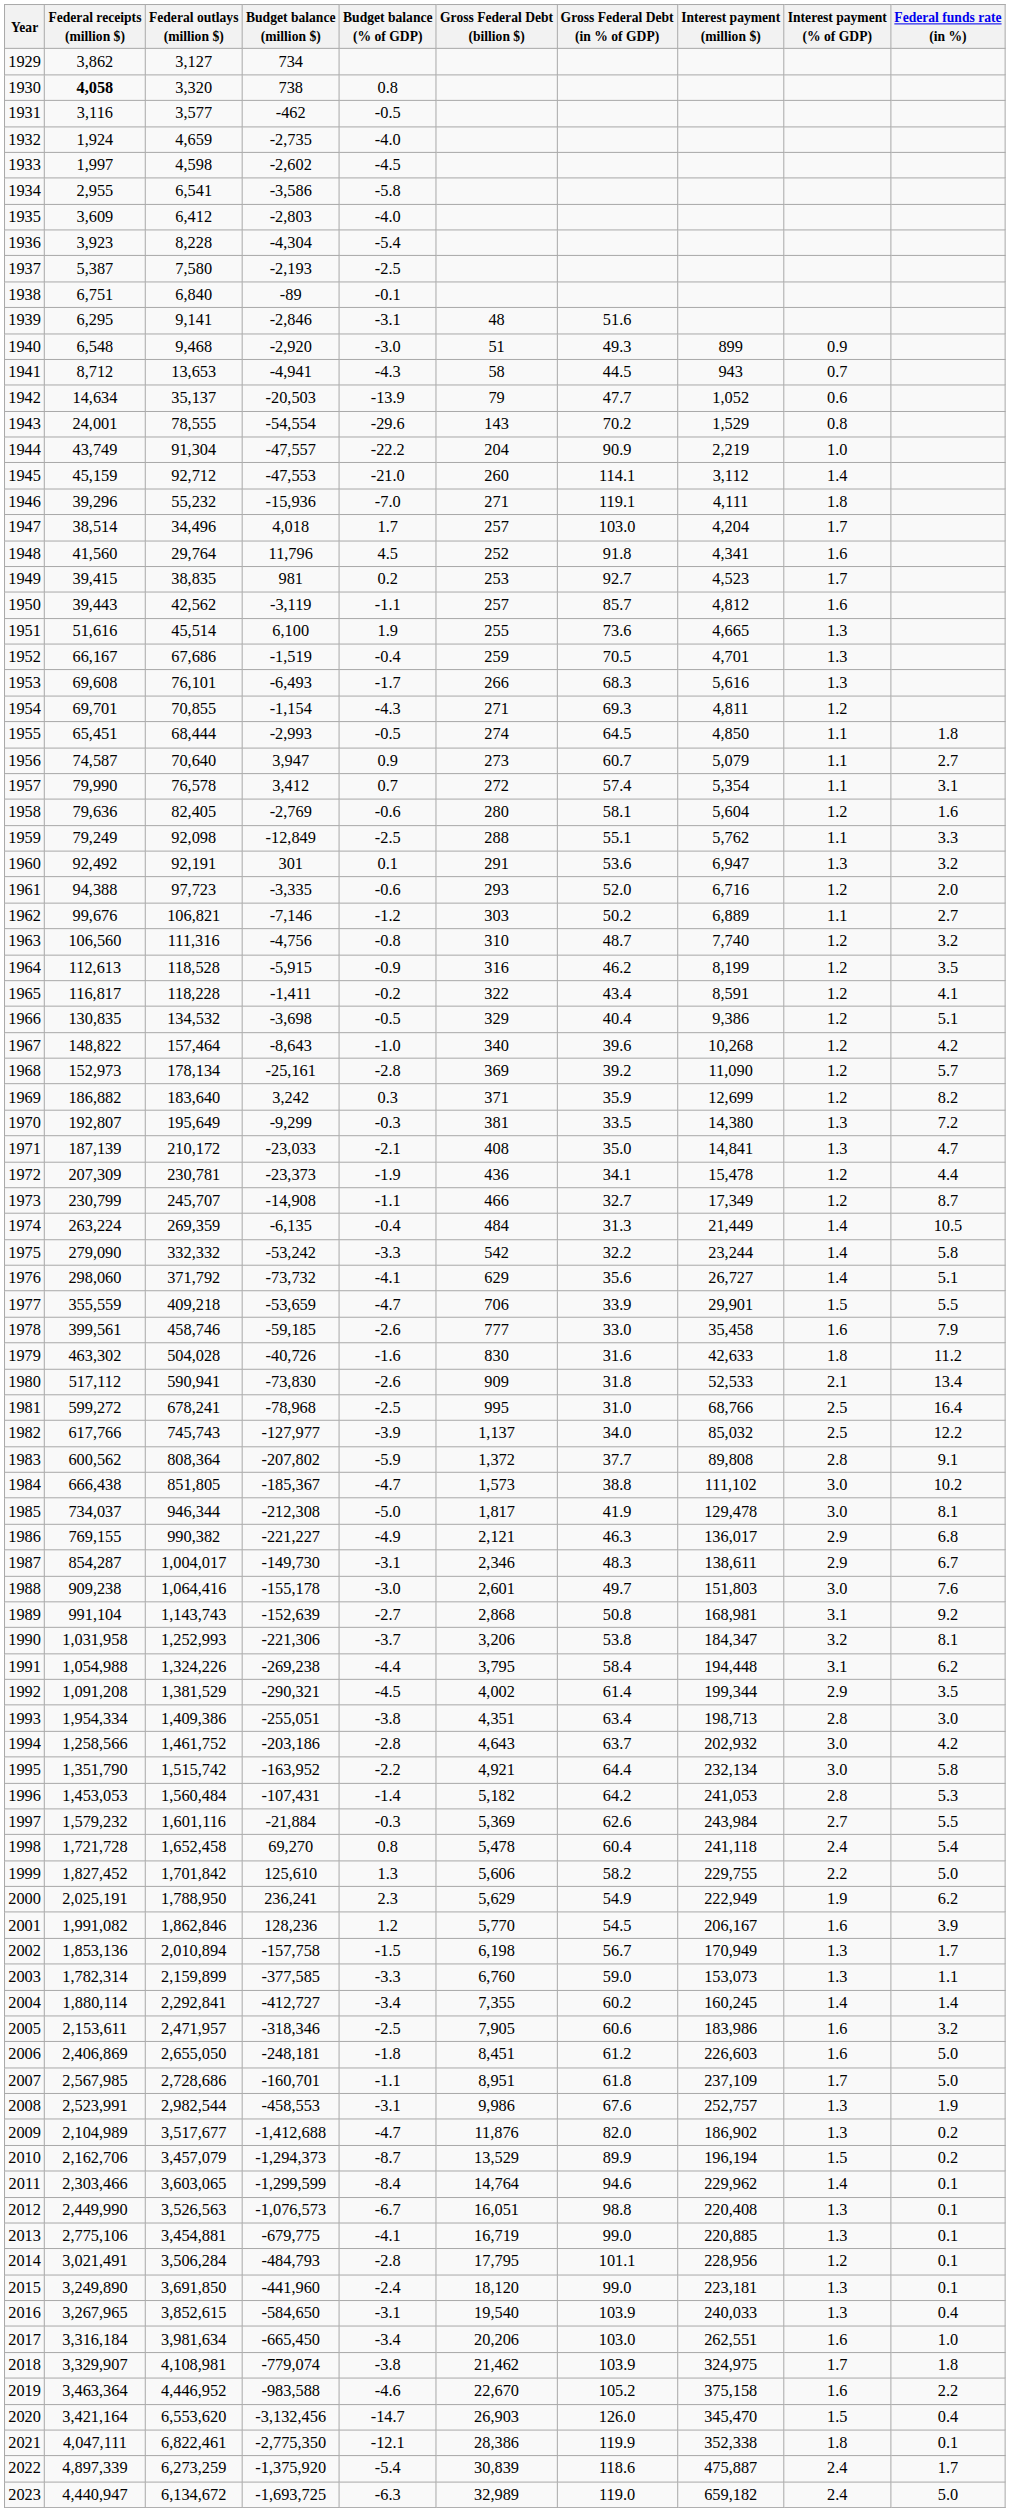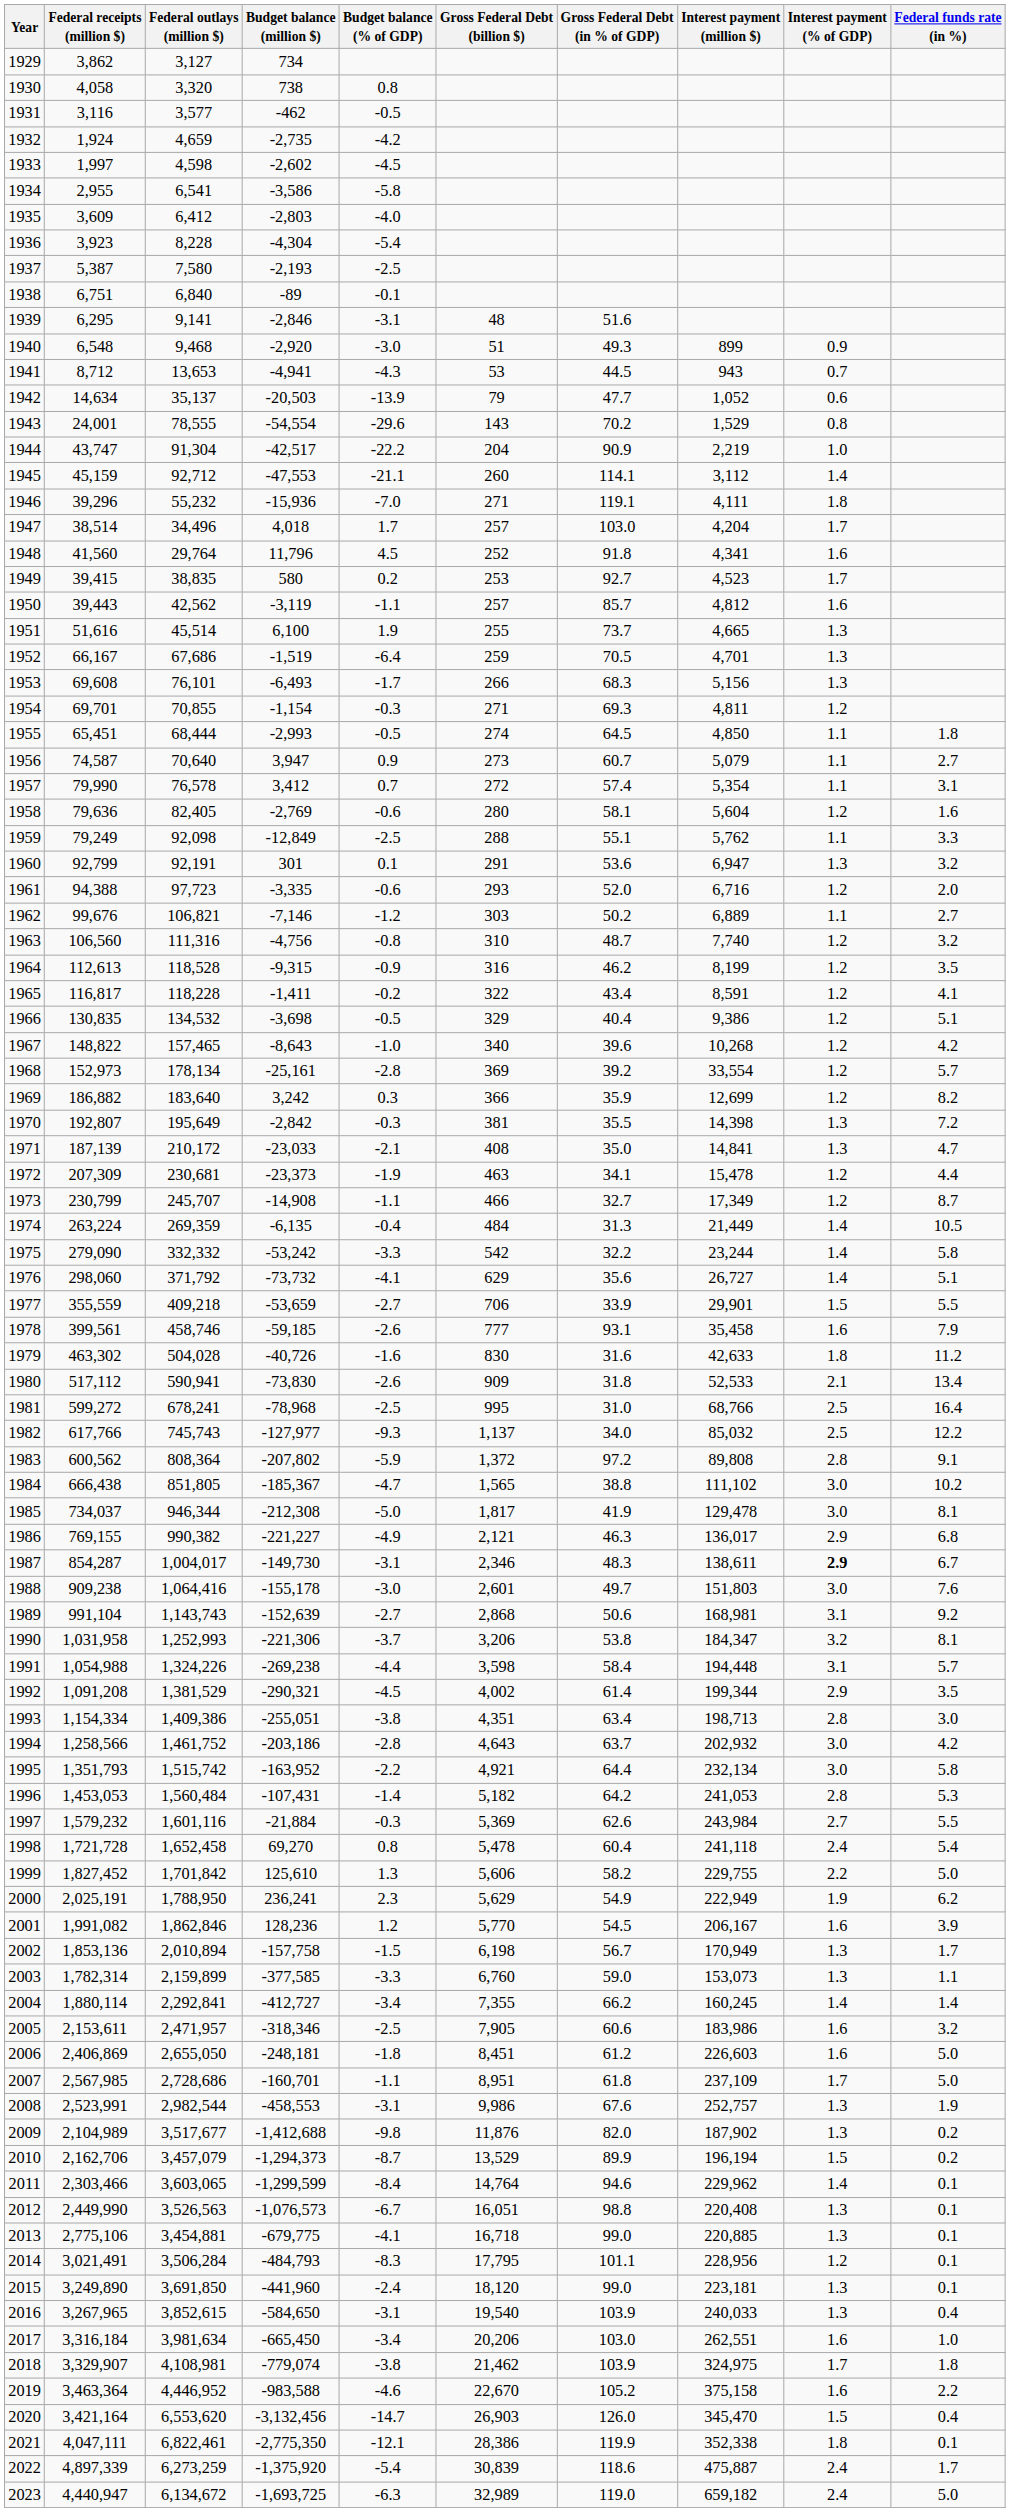(95, 87) bold -> (95, 87) normal
(388, 139) -4.0 -> (388, 139) -4.2
(497, 372) 58 -> (497, 372) 53
(95, 449) 43,749 -> (95, 449) 43,747
(291, 449) -47,557 -> (291, 449) -42,517
(388, 475) -21.0 -> (388, 475) -21.1
(291, 579) 981 -> (291, 579) 580
(617, 631) 73.6 -> (617, 631) 73.7
(388, 656) -0.4 -> (388, 656) -6.4
(731, 682) 5,616 -> (731, 682) 5,156
(388, 708) -4.3 -> (388, 708) -0.3
(95, 864) 92,492 -> (95, 864) 92,799
(291, 967) -5,915 -> (291, 967) -9,315
(194, 1045) 157,464 -> (194, 1045) 157,465
(731, 1071) 11,090 -> (731, 1071) 33,554
(497, 1096) 371 -> (497, 1096) 366
(291, 1122) -9,299 -> (291, 1122) -2,842
(617, 1122) 33.5 -> (617, 1122) 35.5
(731, 1122) 14,380 -> (731, 1122) 14,398
(194, 1174) 230,781 -> (194, 1174) 230,681
(497, 1174) 436 -> (497, 1174) 463
(388, 1304) -4.7 -> (388, 1304) -2.7
(617, 1329) 33.0 -> (617, 1329) 93.1
(388, 1433) -3.9 -> (388, 1433) -9.3
(617, 1459) 37.7 -> (617, 1459) 97.2
(497, 1485) 1,573 -> (497, 1485) 1,565
(837, 1562) normal -> (837, 1562) bold
(617, 1614) 50.8 -> (617, 1614) 50.6
(497, 1666) 3,795 -> (497, 1666) 3,598
(948, 1666) 6.2 -> (948, 1666) 5.7
(95, 1718) 1,954,334 -> (95, 1718) 1,154,334
(95, 1769) 1,351,790 -> (95, 1769) 1,351,793
(617, 2002) 60.2 -> (617, 2002) 66.2
(388, 2132) -4.7 -> (388, 2132) -9.8
(731, 2132) 186,902 -> (731, 2132) 187,902
(497, 2235) 16,719 -> (497, 2235) 16,718
(388, 2261) -2.8 -> (388, 2261) -8.3
